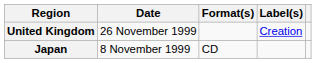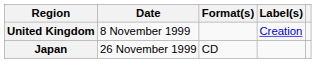(148, 31) 26 November 1999 -> (145, 31) 8 November 1999
(145, 49) 8 November 1999 -> (148, 49) 26 November 1999
